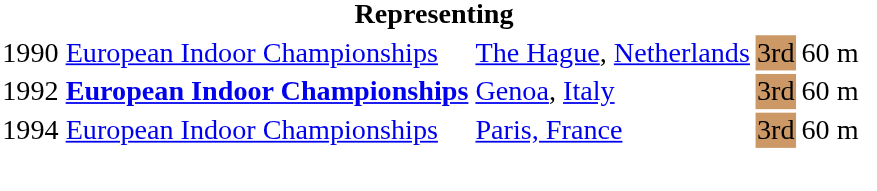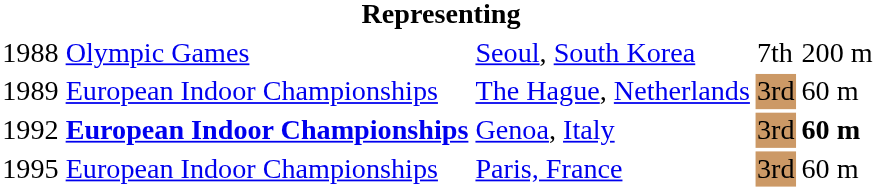+ row: (585, 52)
(30, 52) 1990 -> (30, 91) 1989
(830, 91) normal -> (831, 129) bold
(30, 129) 1994 -> (30, 168) 1995
